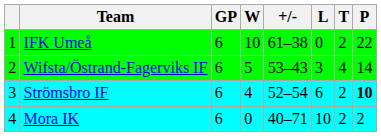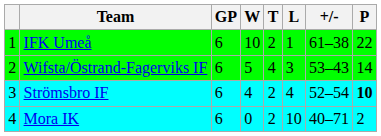columns swapped: (344, 17) <-> (288, 17)
(319, 42) 0 -> (290, 42) 1
(319, 93) 6 -> (290, 93) 4
